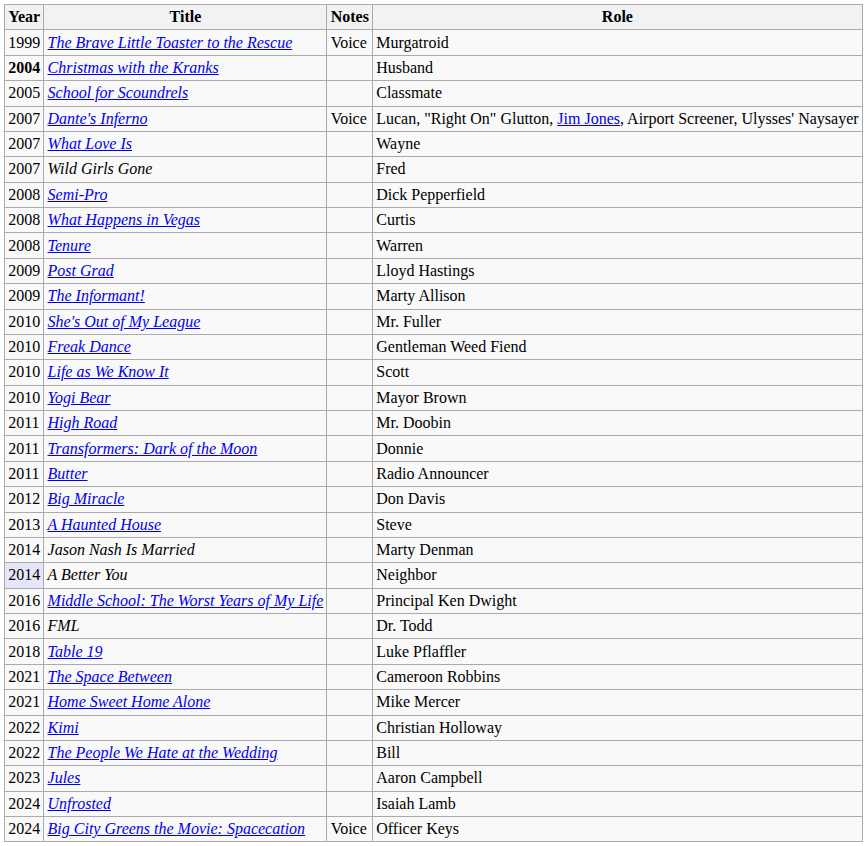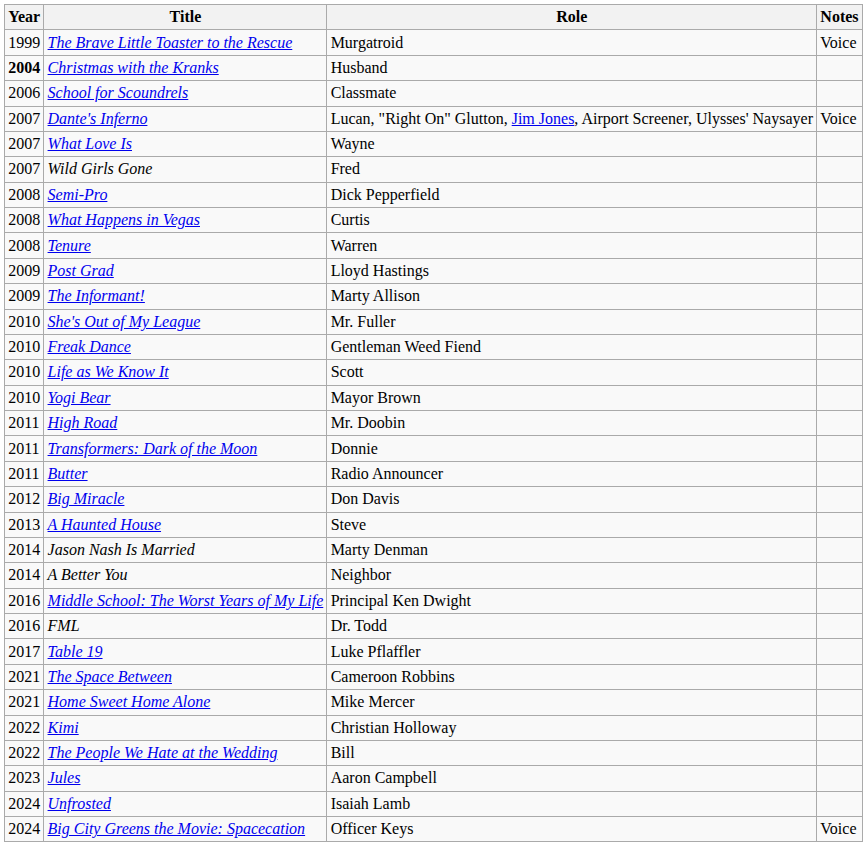columns swapped: (617, 17) <-> (350, 17)
(24, 93) 2005 -> (24, 93) 2006
(24, 575) lavender background -> (24, 575) no background
(24, 651) 2018 -> (24, 651) 2017
